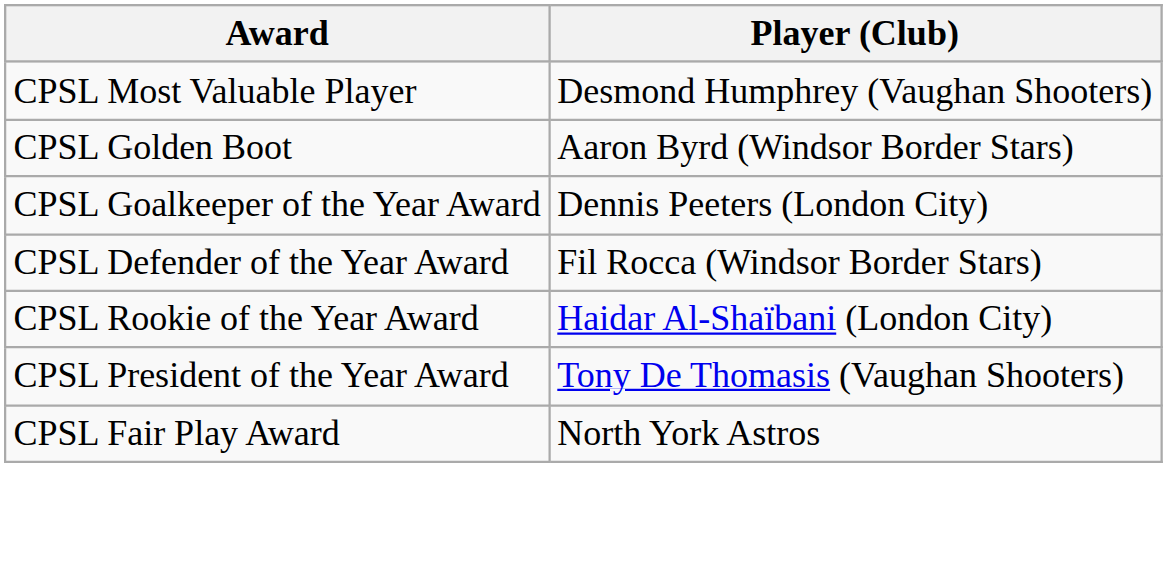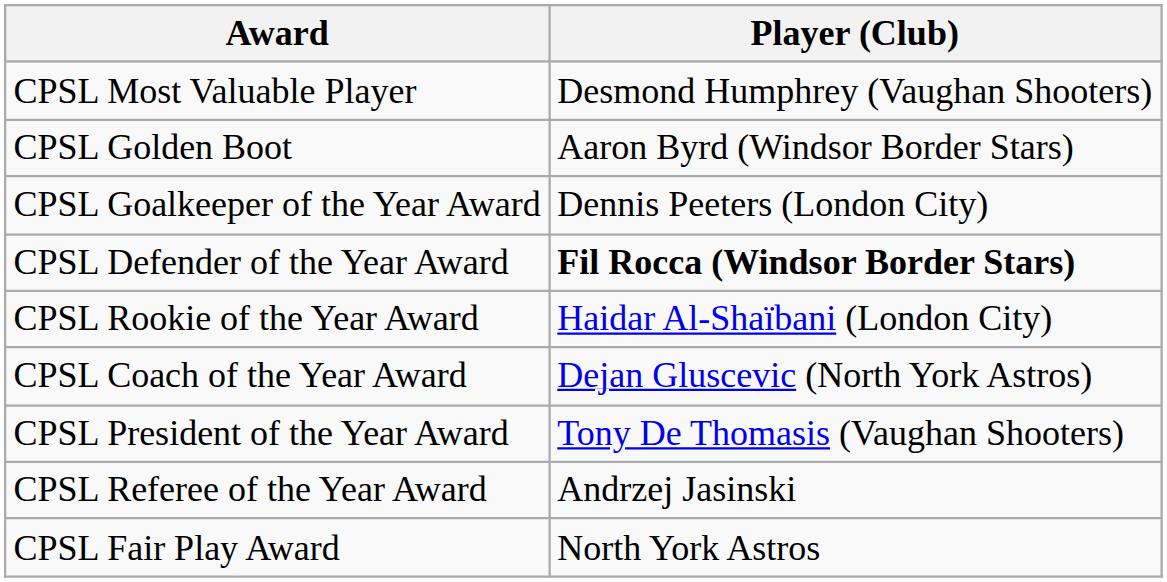(800, 261) normal -> (816, 261) bold
+ row: (240, 375)
+ row: (250, 489)
